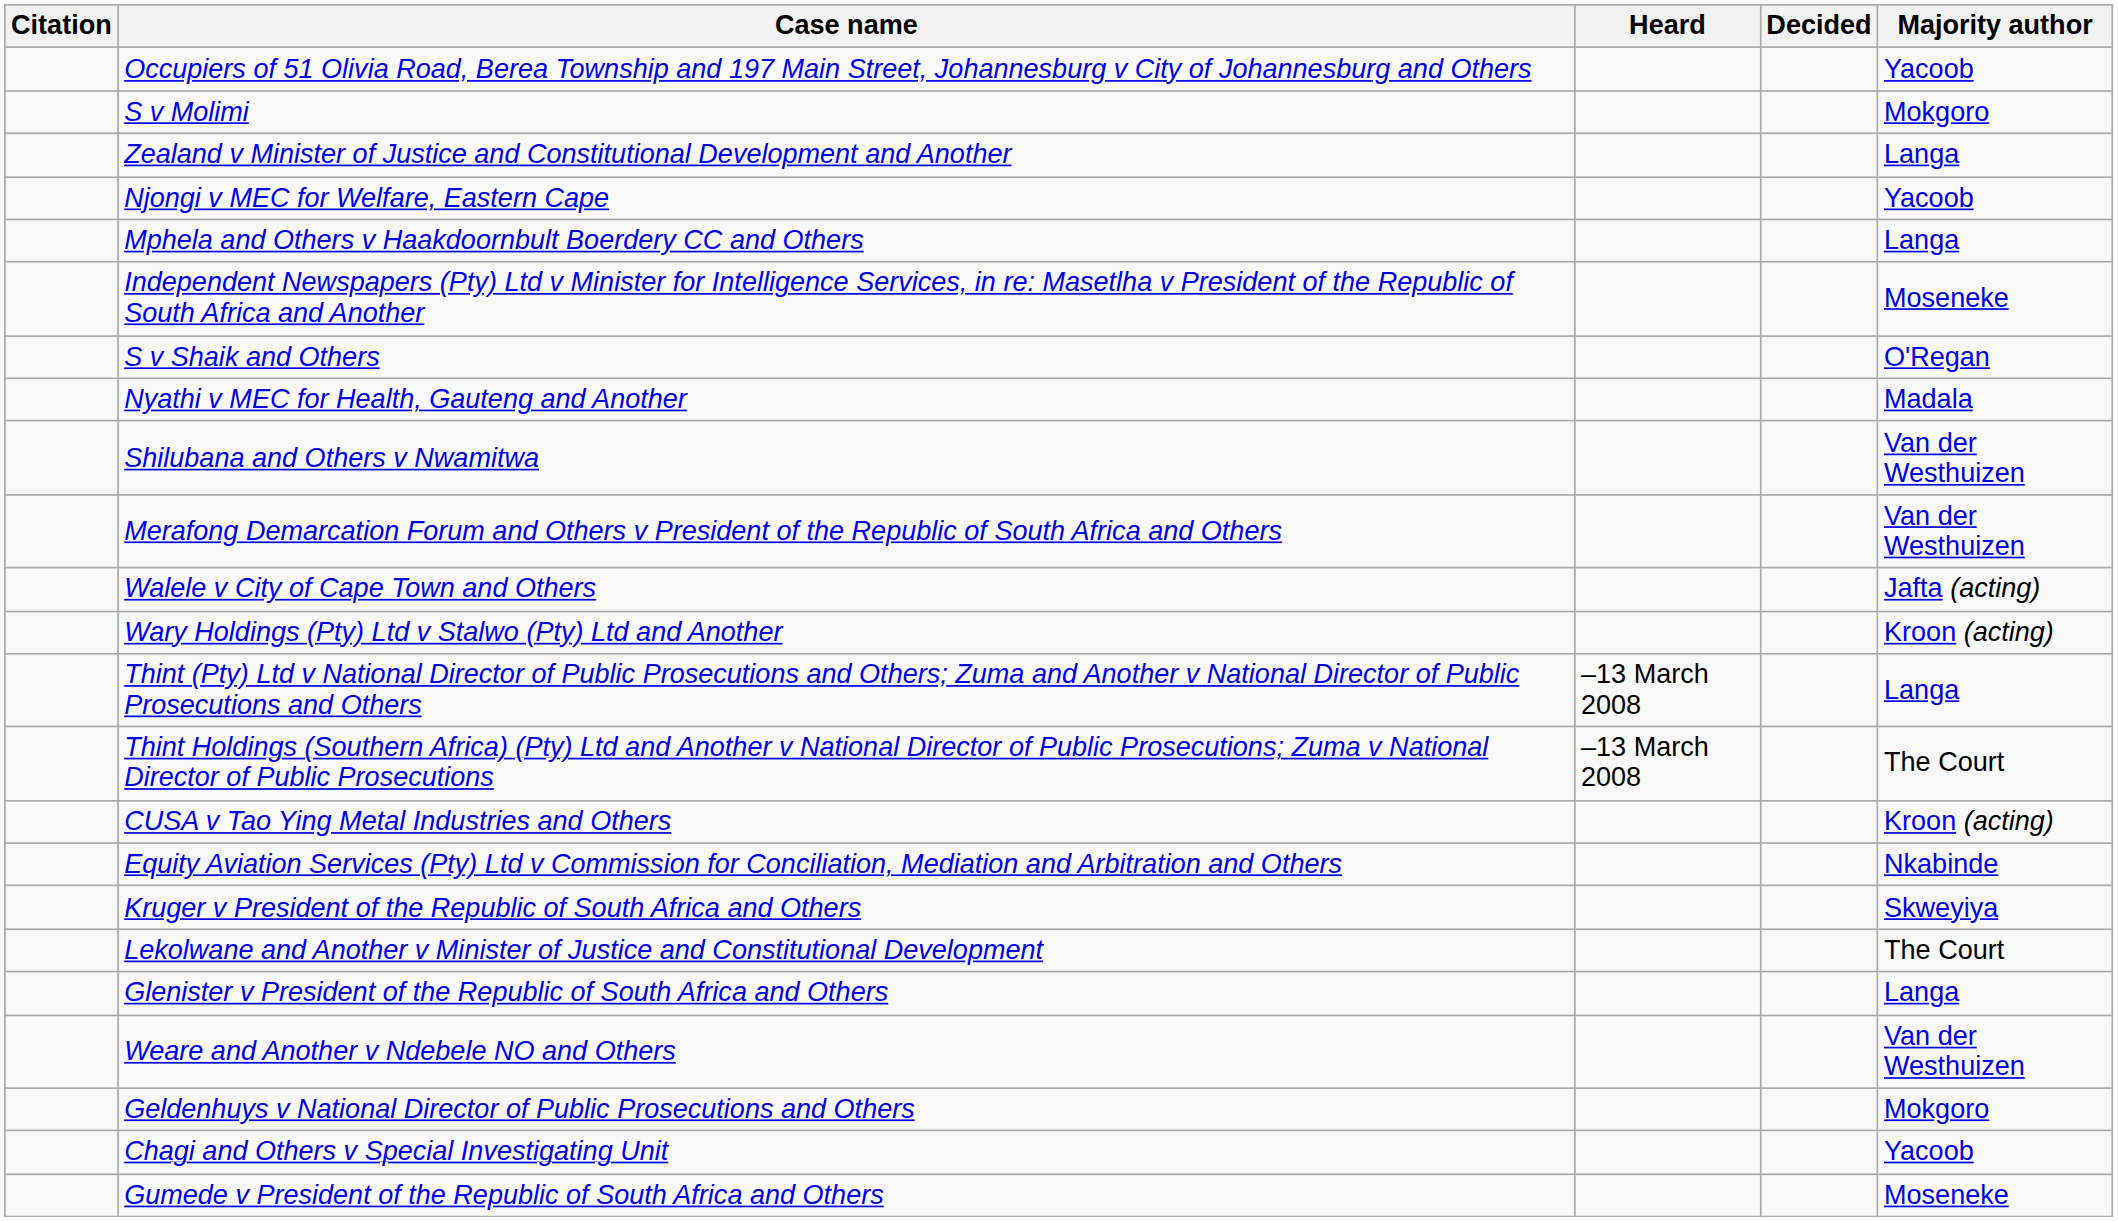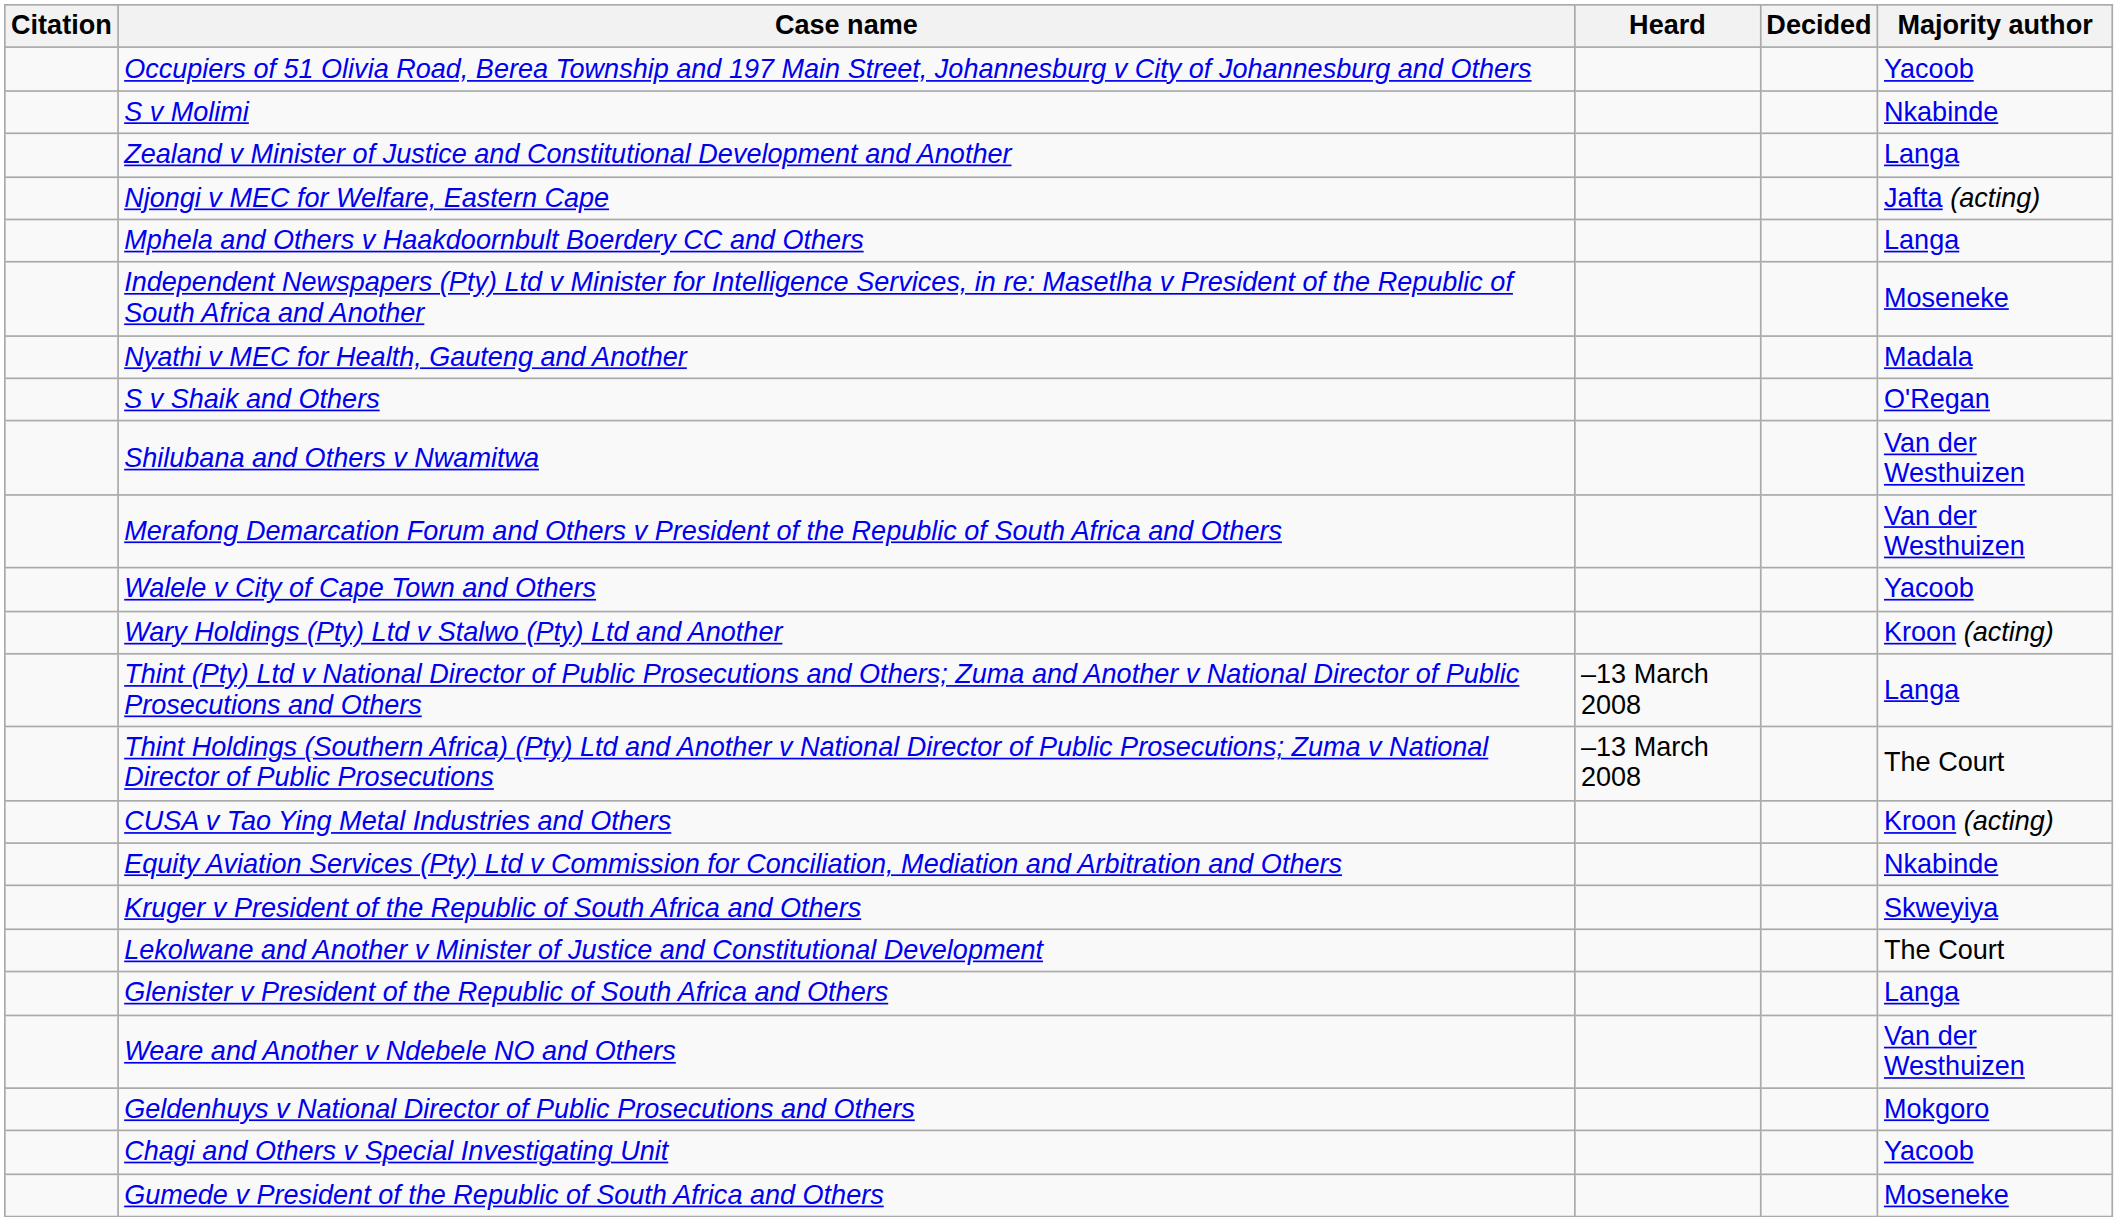(1937, 111) Mokgoro -> (1941, 111) Nkabinde
(1929, 197) Yacoob -> (1962, 197) Jafta (acting)
rows swapped: (252, 356) <-> (405, 399)
(1962, 588) Jafta (acting) -> (1929, 588) Yacoob
